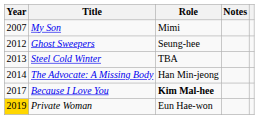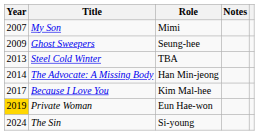(17, 43) 2012 -> (17, 43) 2009
(186, 91) bold -> (184, 91) normal
+ row: (46, 122)
